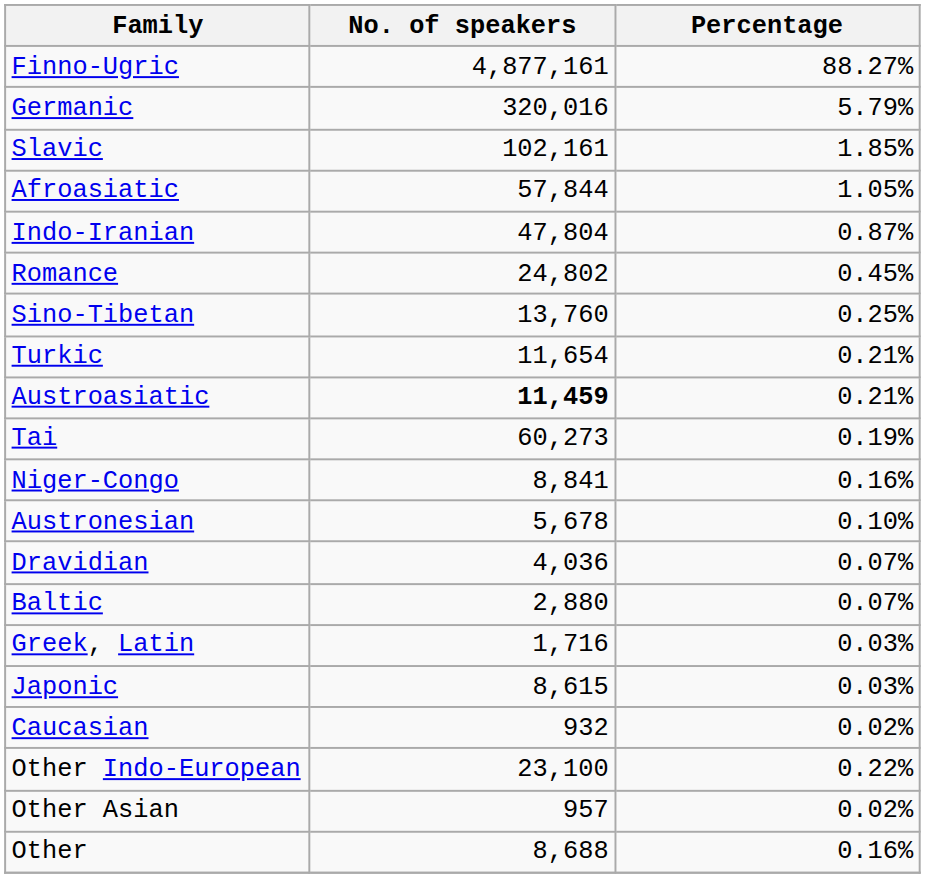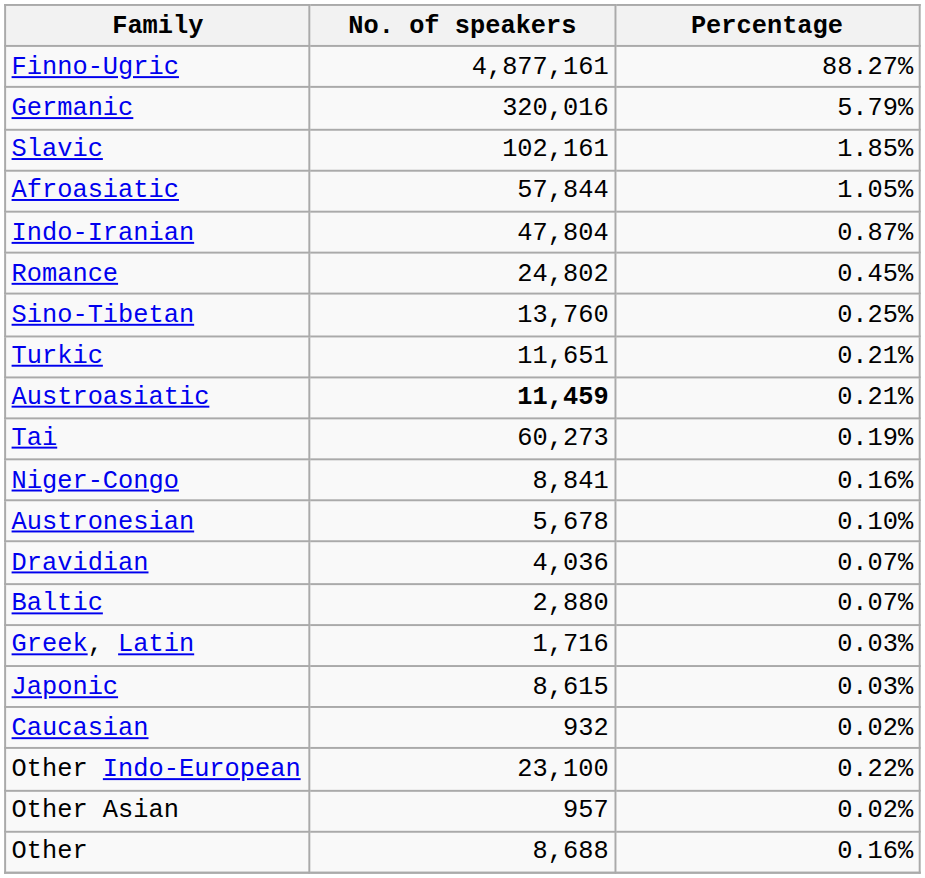(563, 356) 11,654 -> (563, 356) 11,651
